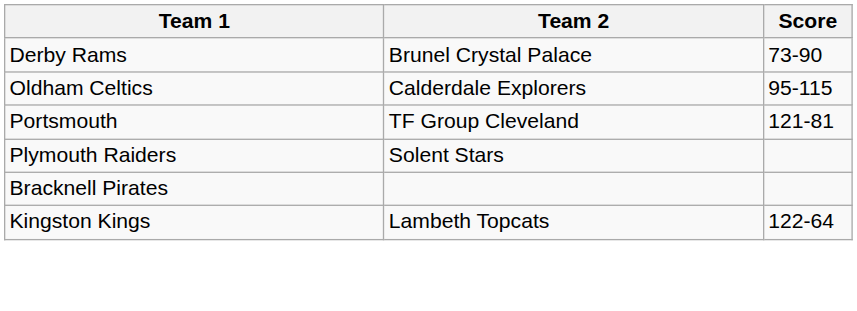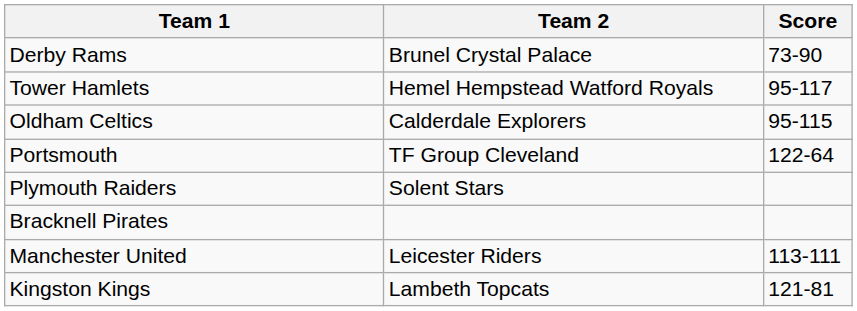+ row: (79, 88)
(801, 121) 121-81 -> (801, 155) 122-64
+ row: (98, 255)
(801, 222) 122-64 -> (801, 289) 121-81
